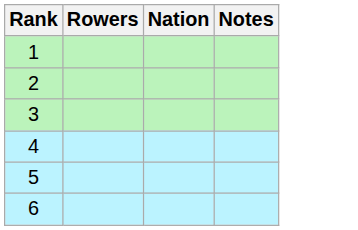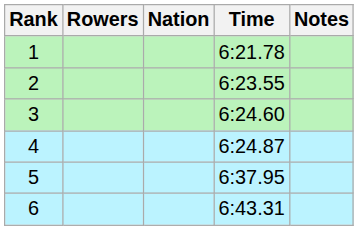+ column: (252, 20)
